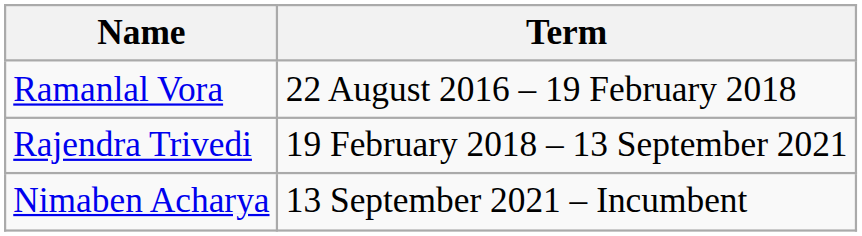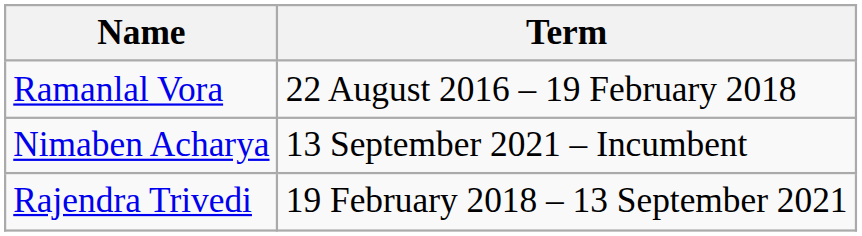rows swapped: (133, 144) <-> (141, 200)
